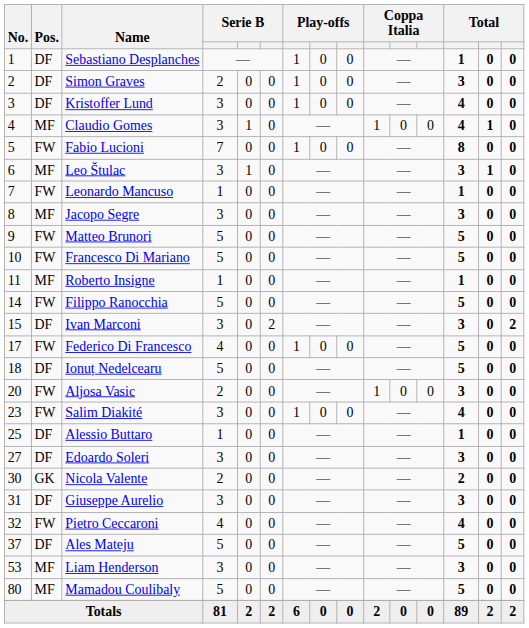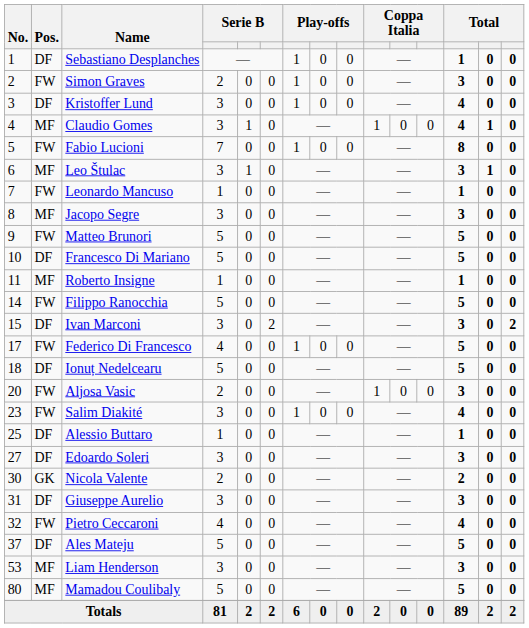(43, 81) DF -> (45, 81) FW
(45, 258) FW -> (43, 258) DF
